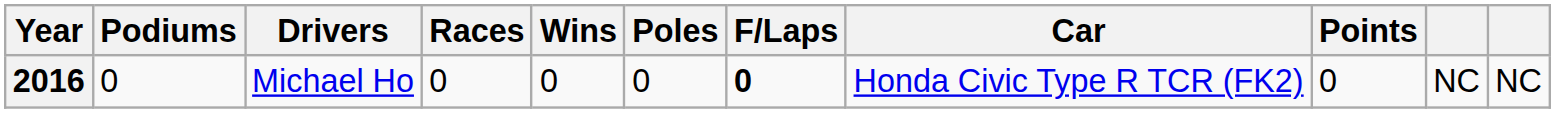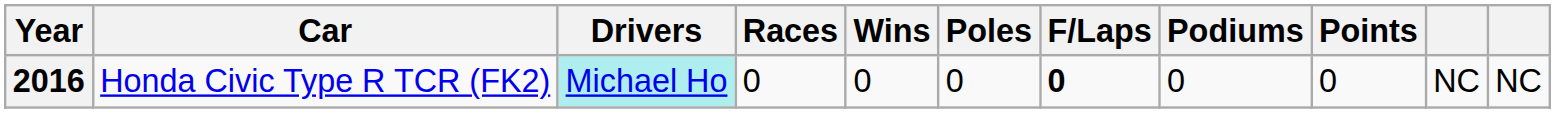columns swapped: (1079, 30) <-> (168, 30)
(333, 81) no background -> (647, 81) paleturquoise background
